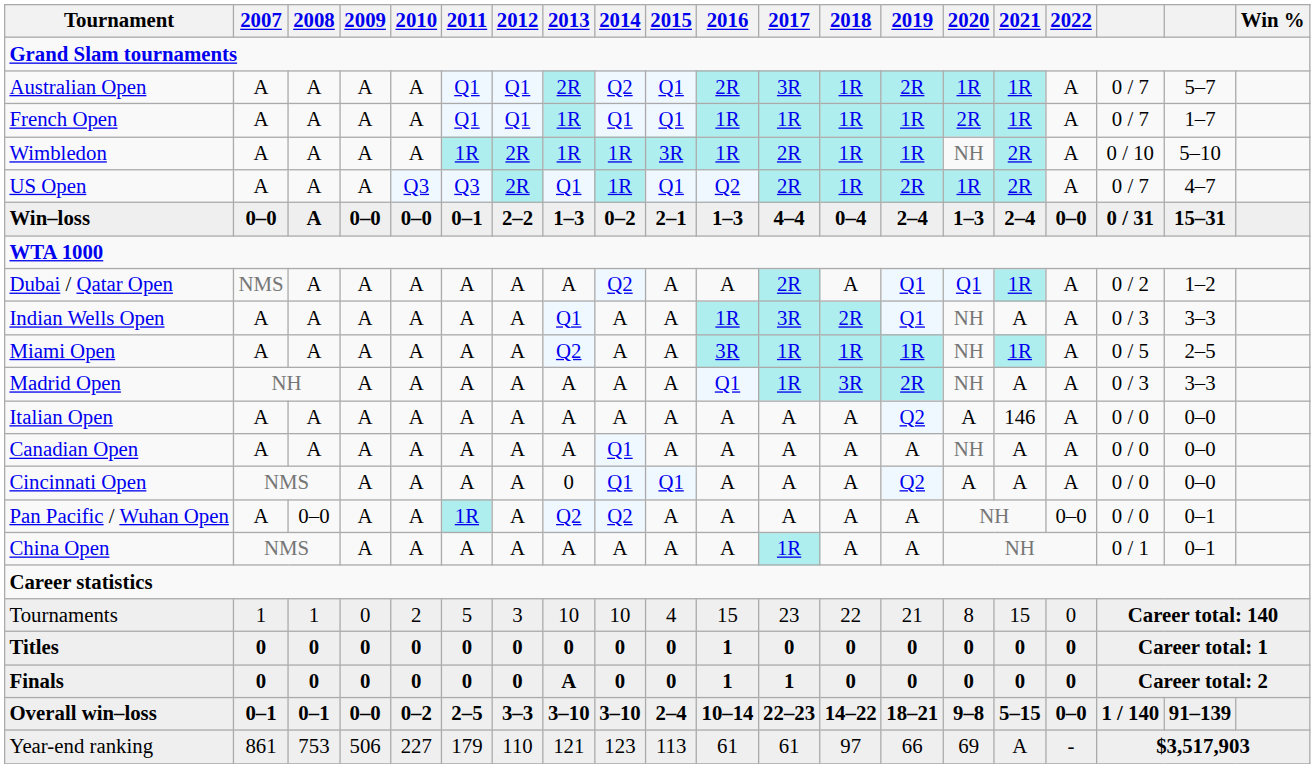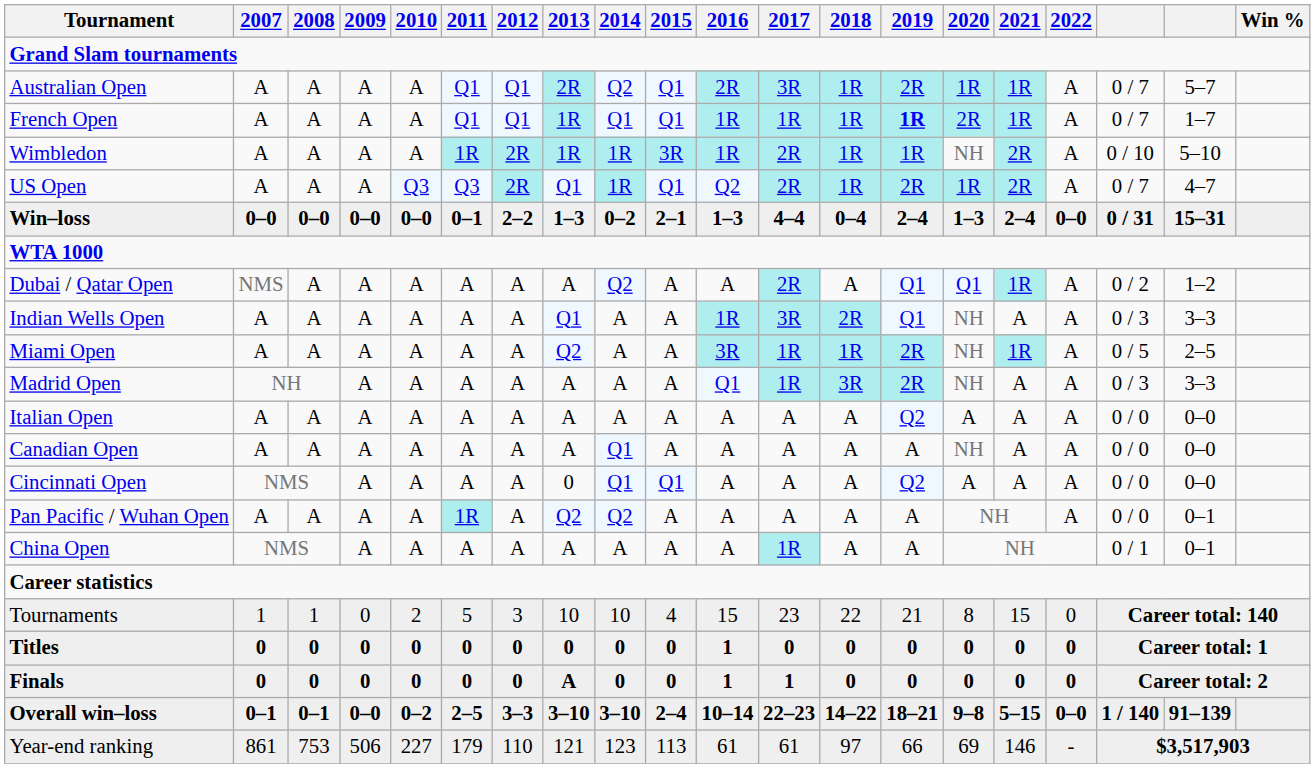(912, 119) normal -> (912, 119) bold
(314, 218) A -> (314, 218) 0–0
(912, 350) 1R -> (912, 350) 2R
(1020, 416) 146 -> (1020, 416) A
(314, 515) 0–0 -> (314, 515) A
(1071, 515) 0–0 -> (1071, 515) A
(1020, 746) A -> (1020, 746) 146
